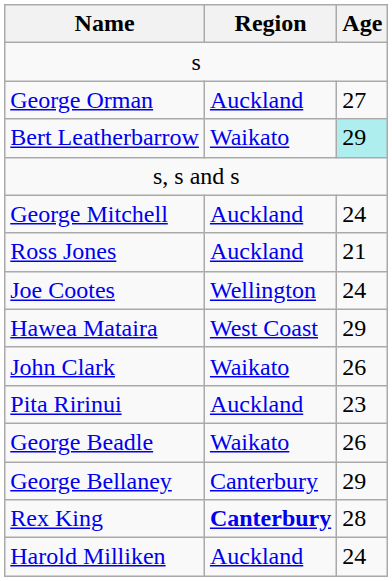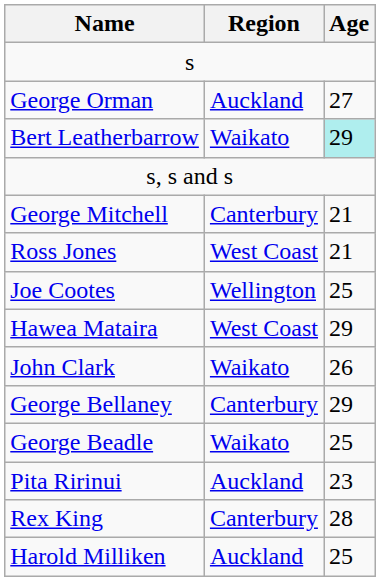(257, 213) Auckland -> (264, 213) Canterbury
(354, 213) 24 -> (341, 213) 21
(257, 251) Auckland -> (264, 251) West Coast
(354, 289) 24 -> (341, 289) 25
rows swapped: (91, 480) <-> (66, 404)
(354, 442) 26 -> (341, 442) 25
(271, 518) bold -> (264, 518) normal
(354, 556) 24 -> (341, 556) 25
